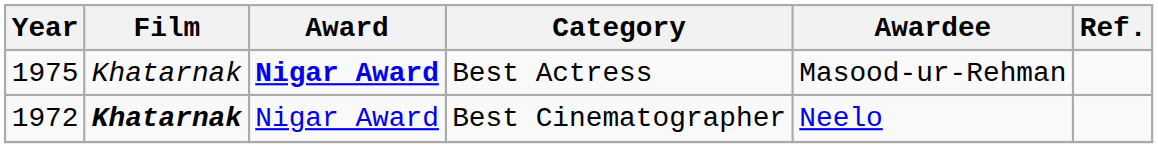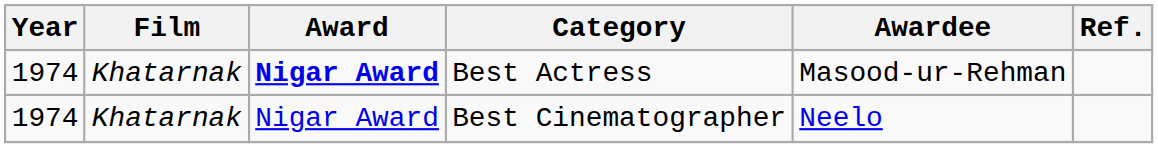(45, 73) 1975 -> (45, 73) 1974
(45, 118) 1972 -> (45, 118) 1974
(167, 118) bold -> (167, 118) normal
